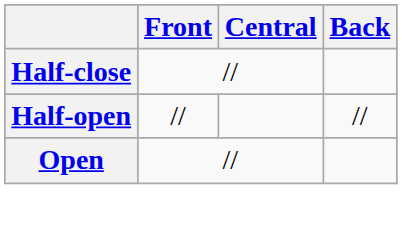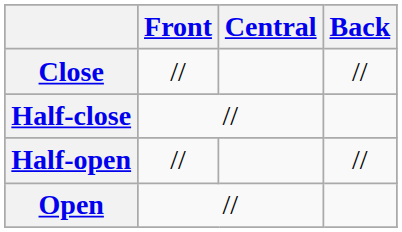+ row: (71, 71)
